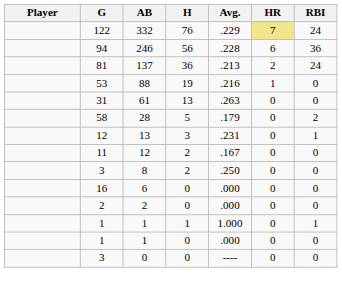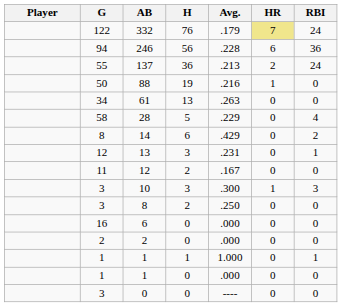(230, 30) .229 -> (230, 30) .179
(102, 65) 81 -> (102, 65) 55
(102, 83) 53 -> (102, 83) 50
(102, 100) 31 -> (102, 100) 34
(230, 118) .179 -> (230, 118) .229
(315, 118) 2 -> (315, 118) 4
+ row: (144, 135)
+ row: (144, 188)
